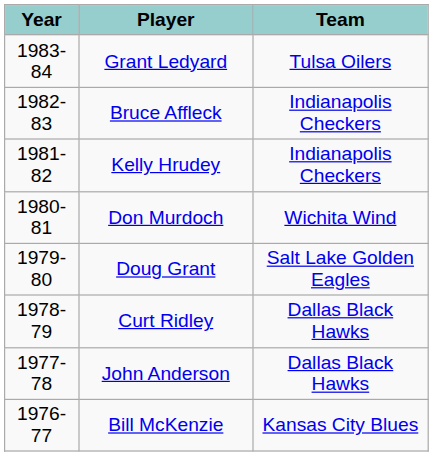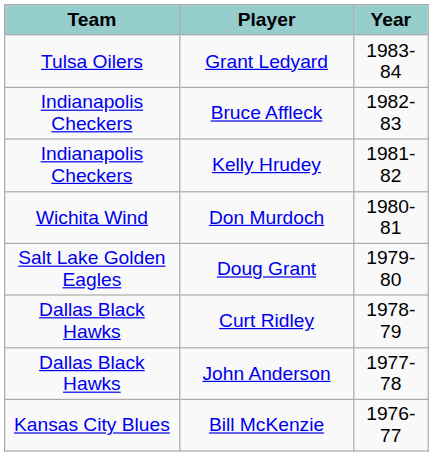columns swapped: (42, 19) <-> (340, 19)
